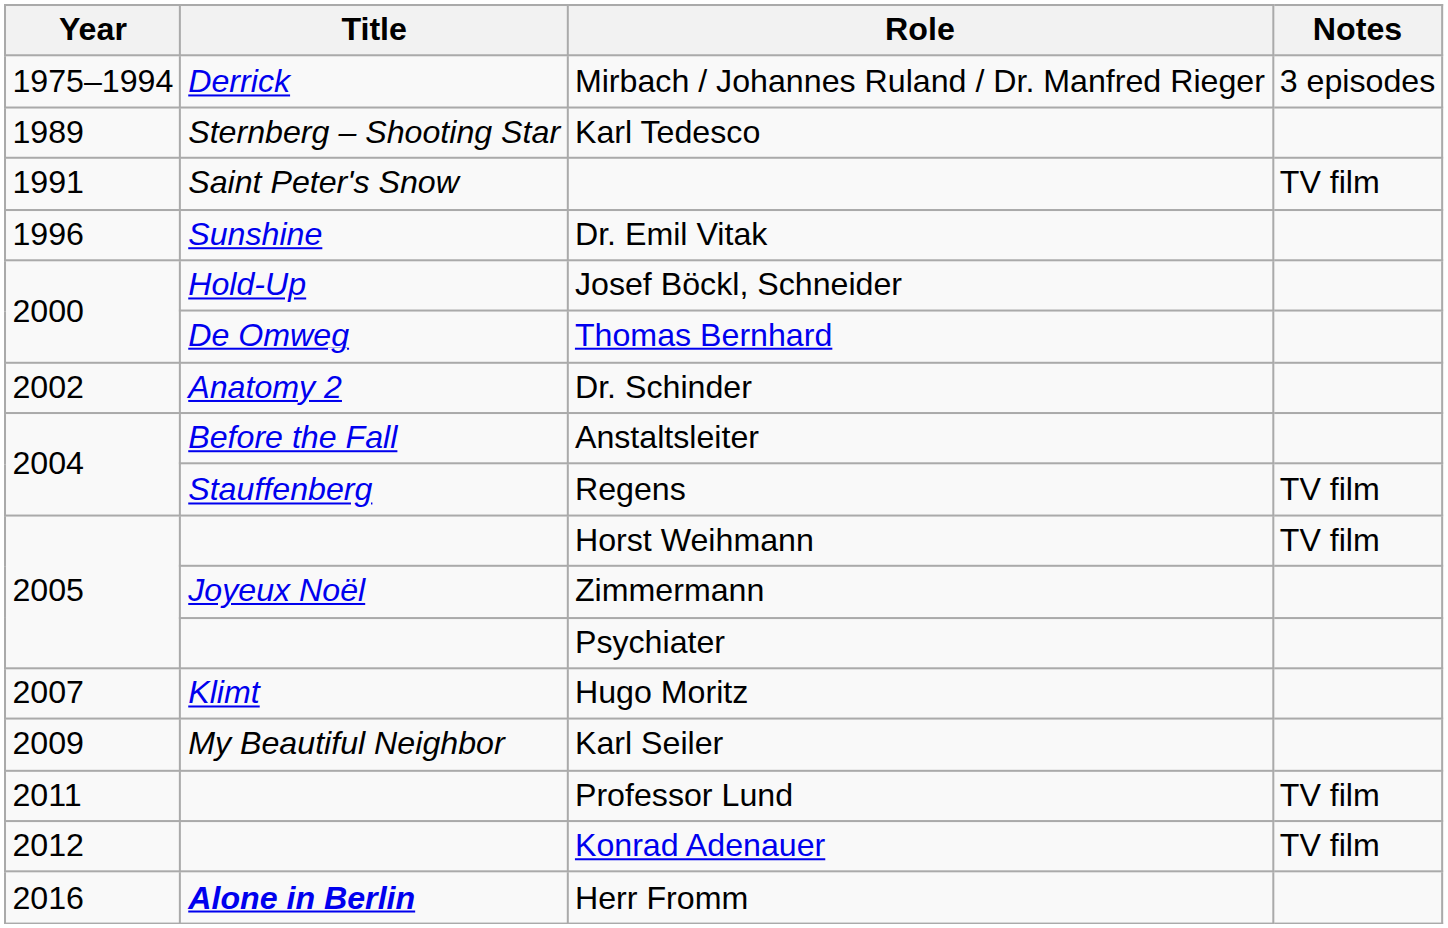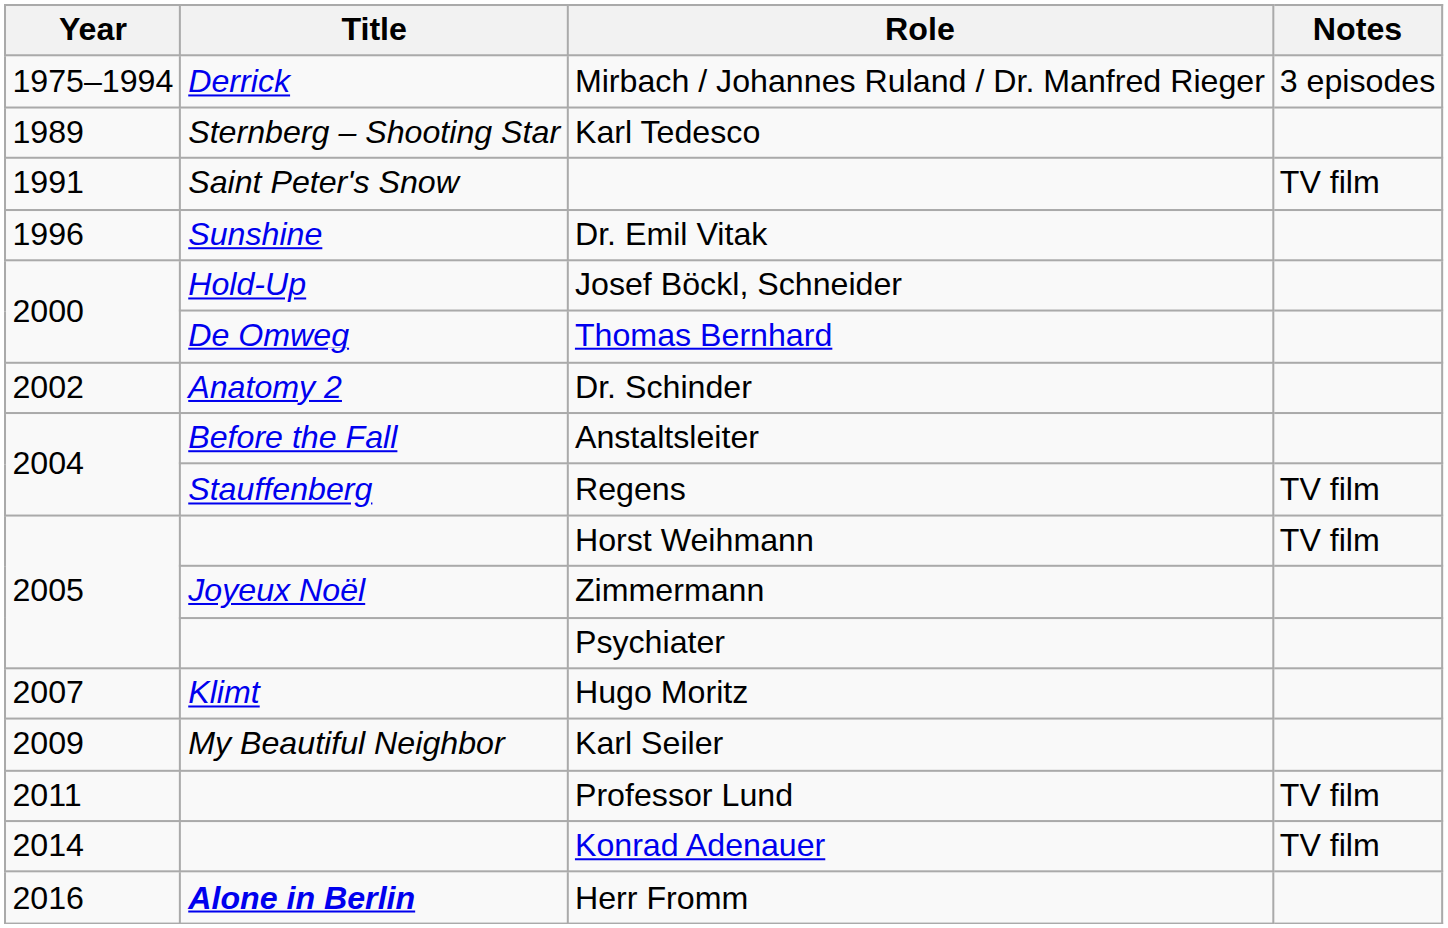(48, 846) 2012 -> (48, 846) 2014
